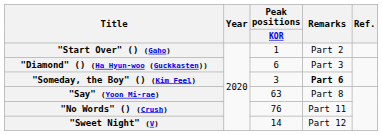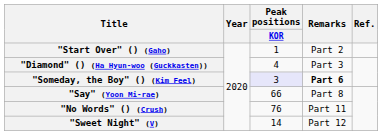(276, 65) 6 -> (276, 65) 4
(276, 79) no background -> (276, 79) lavender background
(276, 94) 63 -> (276, 94) 66
